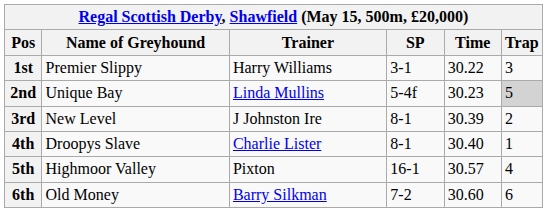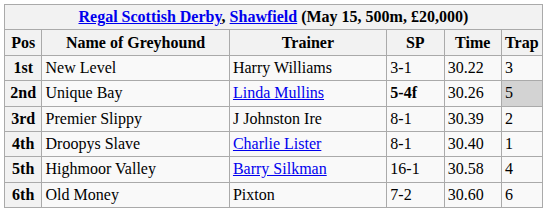(94, 67) Premier Slippy -> (81, 67) New Level
(404, 93) normal -> (404, 93) bold
(466, 93) 30.23 -> (466, 93) 30.26
(81, 118) New Level -> (94, 118) Premier Slippy
(254, 169) Pixton -> (280, 169) Barry Silkman
(466, 169) 30.57 -> (466, 169) 30.58
(280, 194) Barry Silkman -> (254, 194) Pixton
